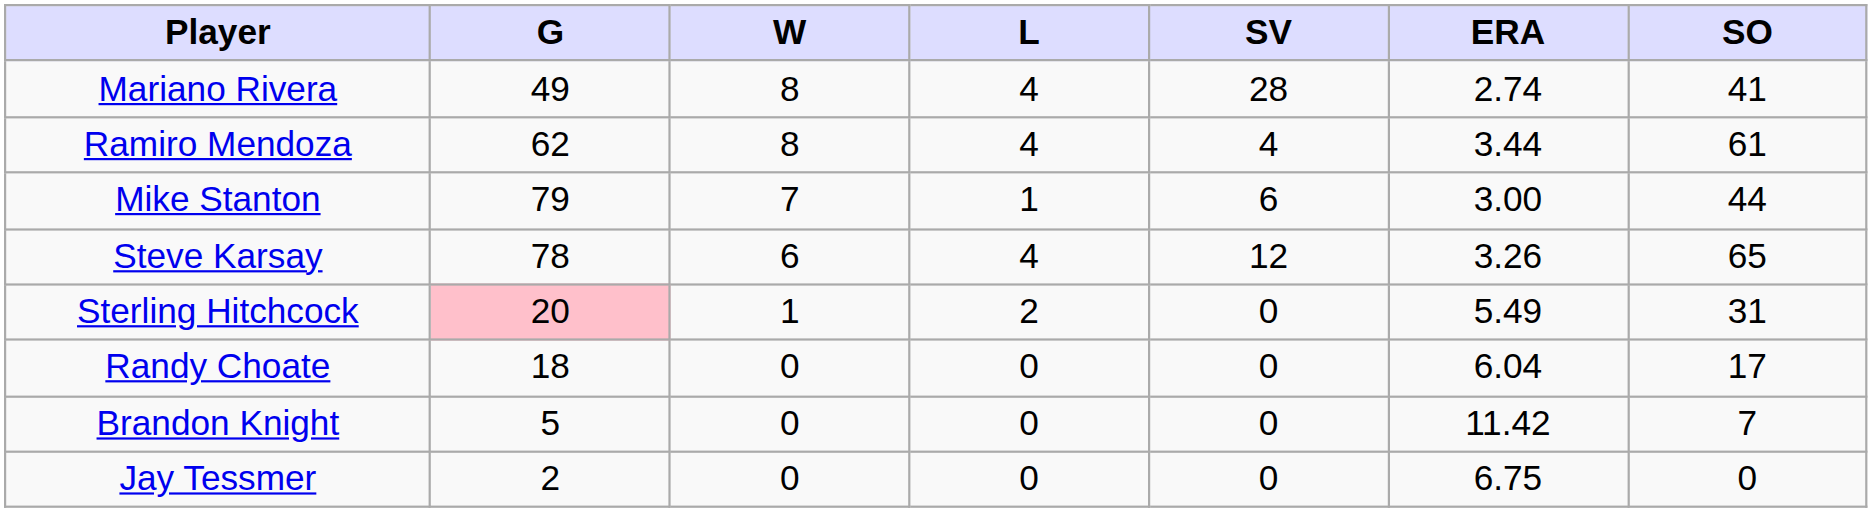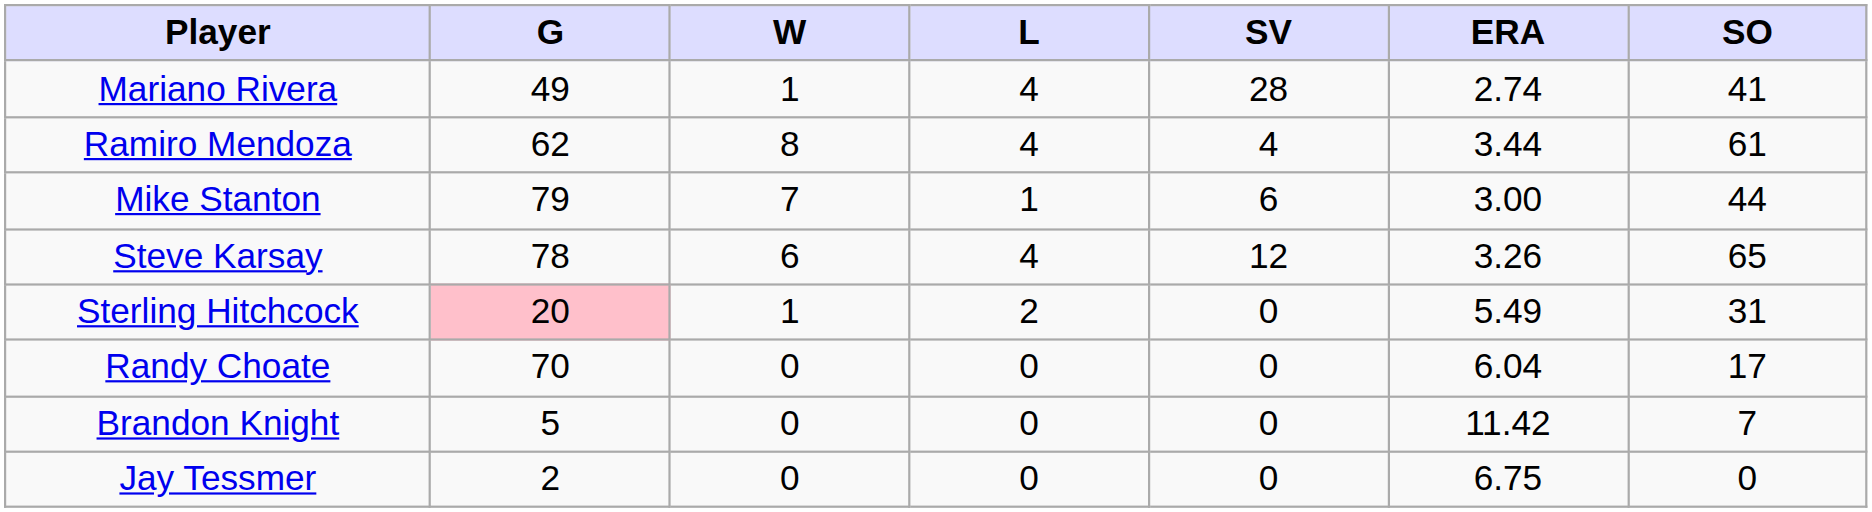(790, 88) 8 -> (790, 88) 1
(550, 367) 18 -> (550, 367) 70
